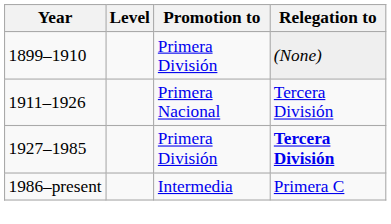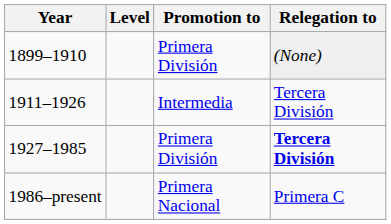(189, 102) Primera Nacional -> (195, 102) Intermedia
(195, 186) Intermedia -> (189, 195) Primera Nacional
